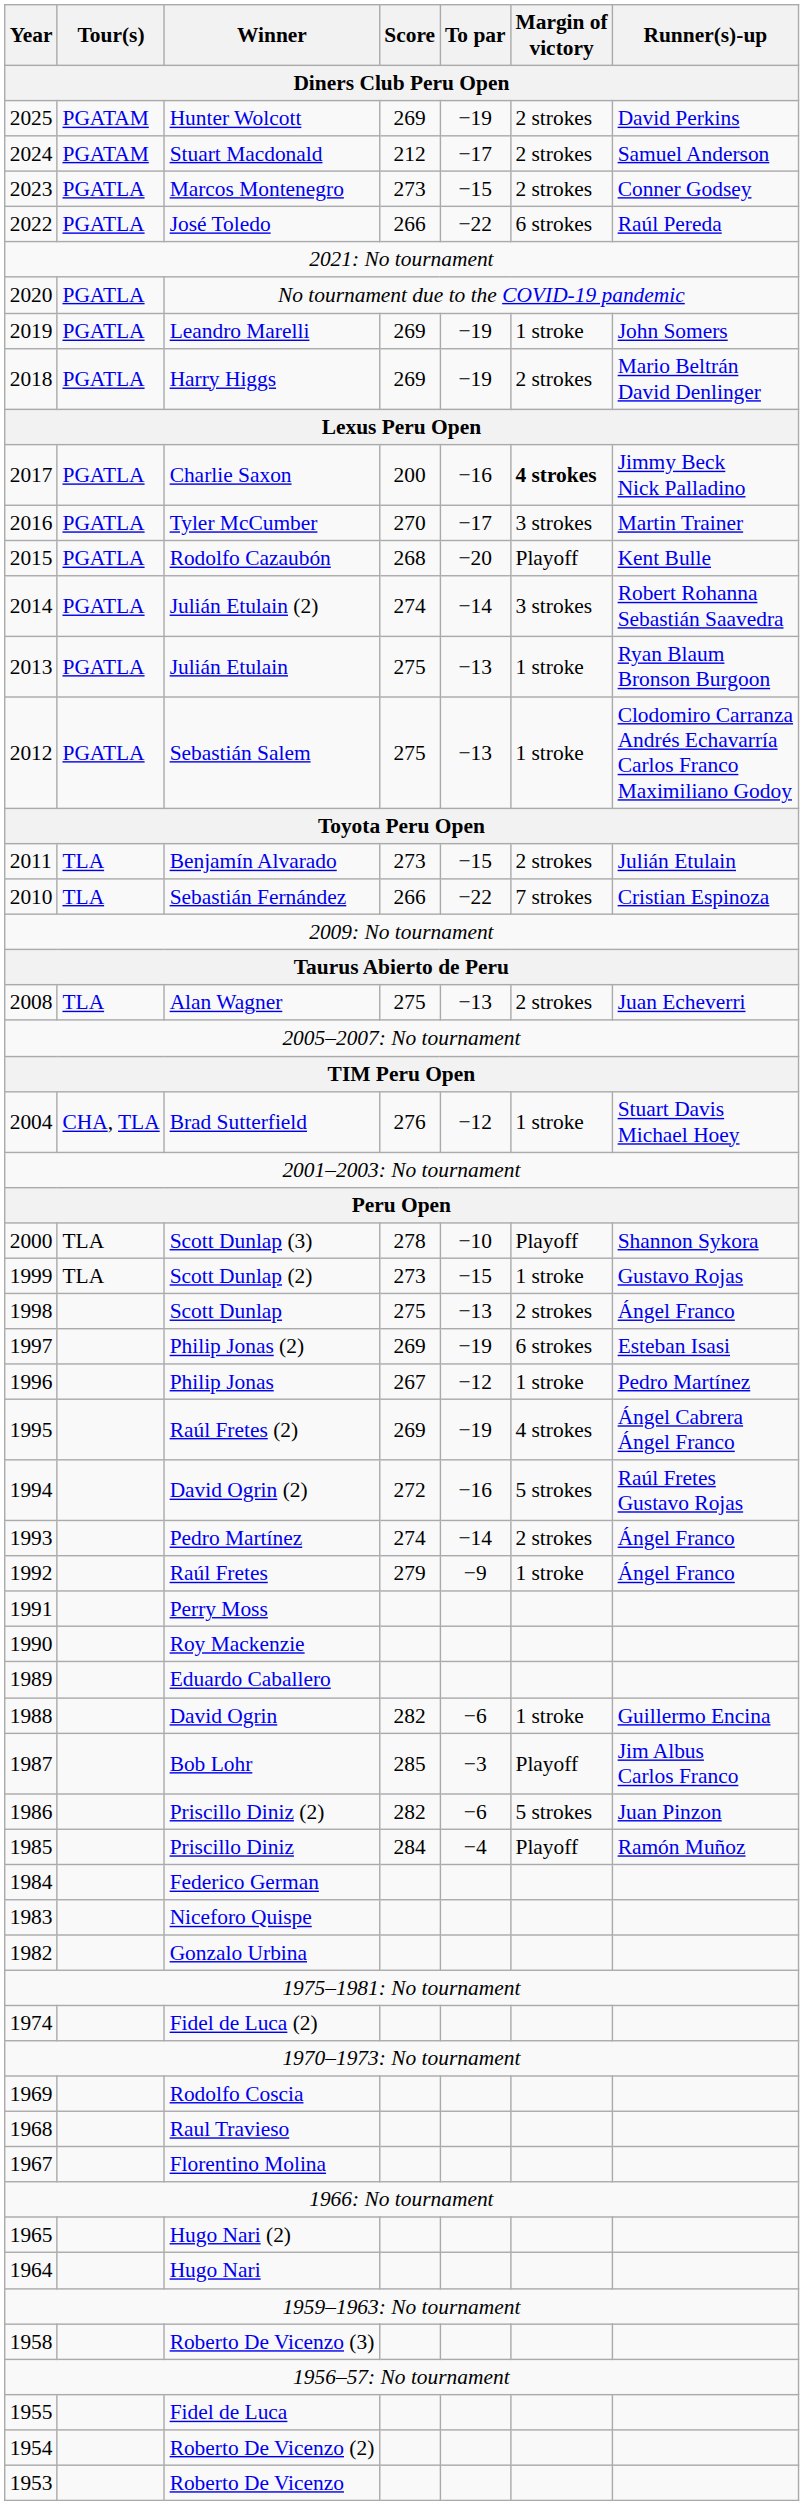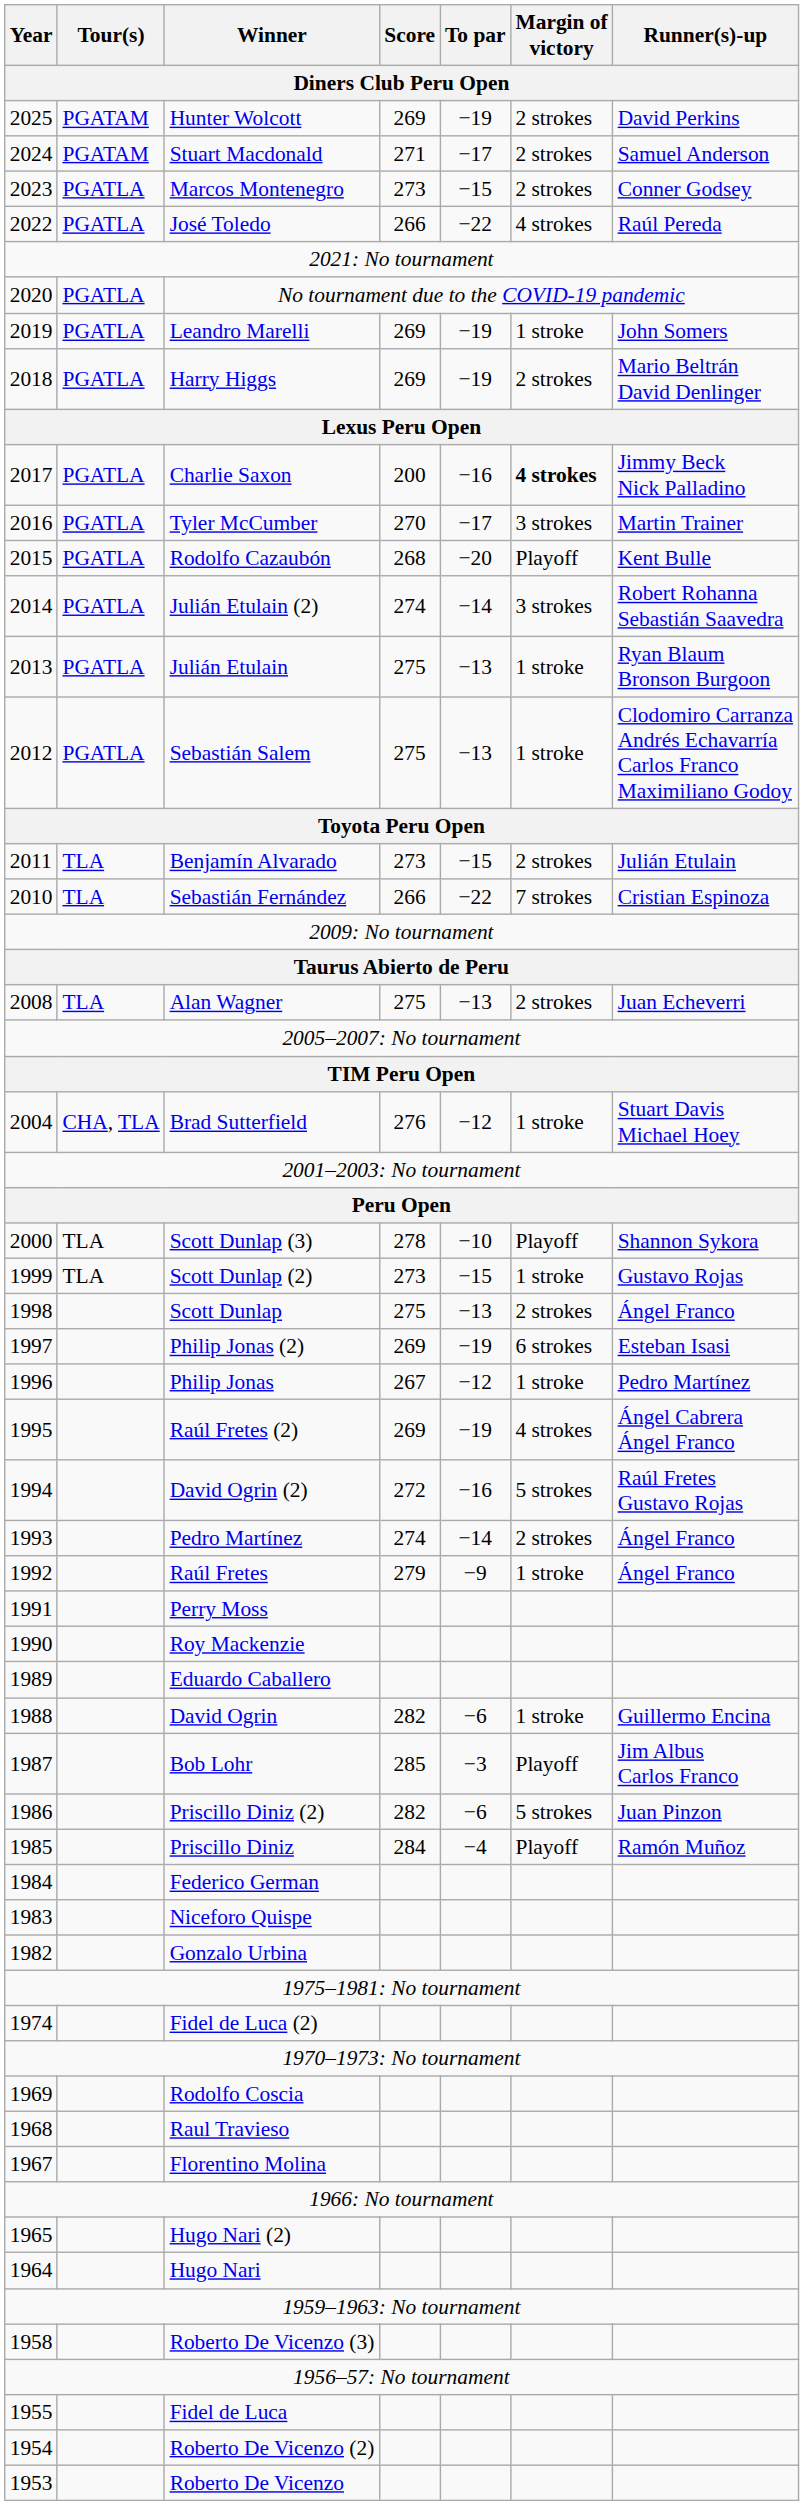(410, 153) 212 -> (410, 153) 271
(554, 224) 6 strokes -> (554, 224) 4 strokes
